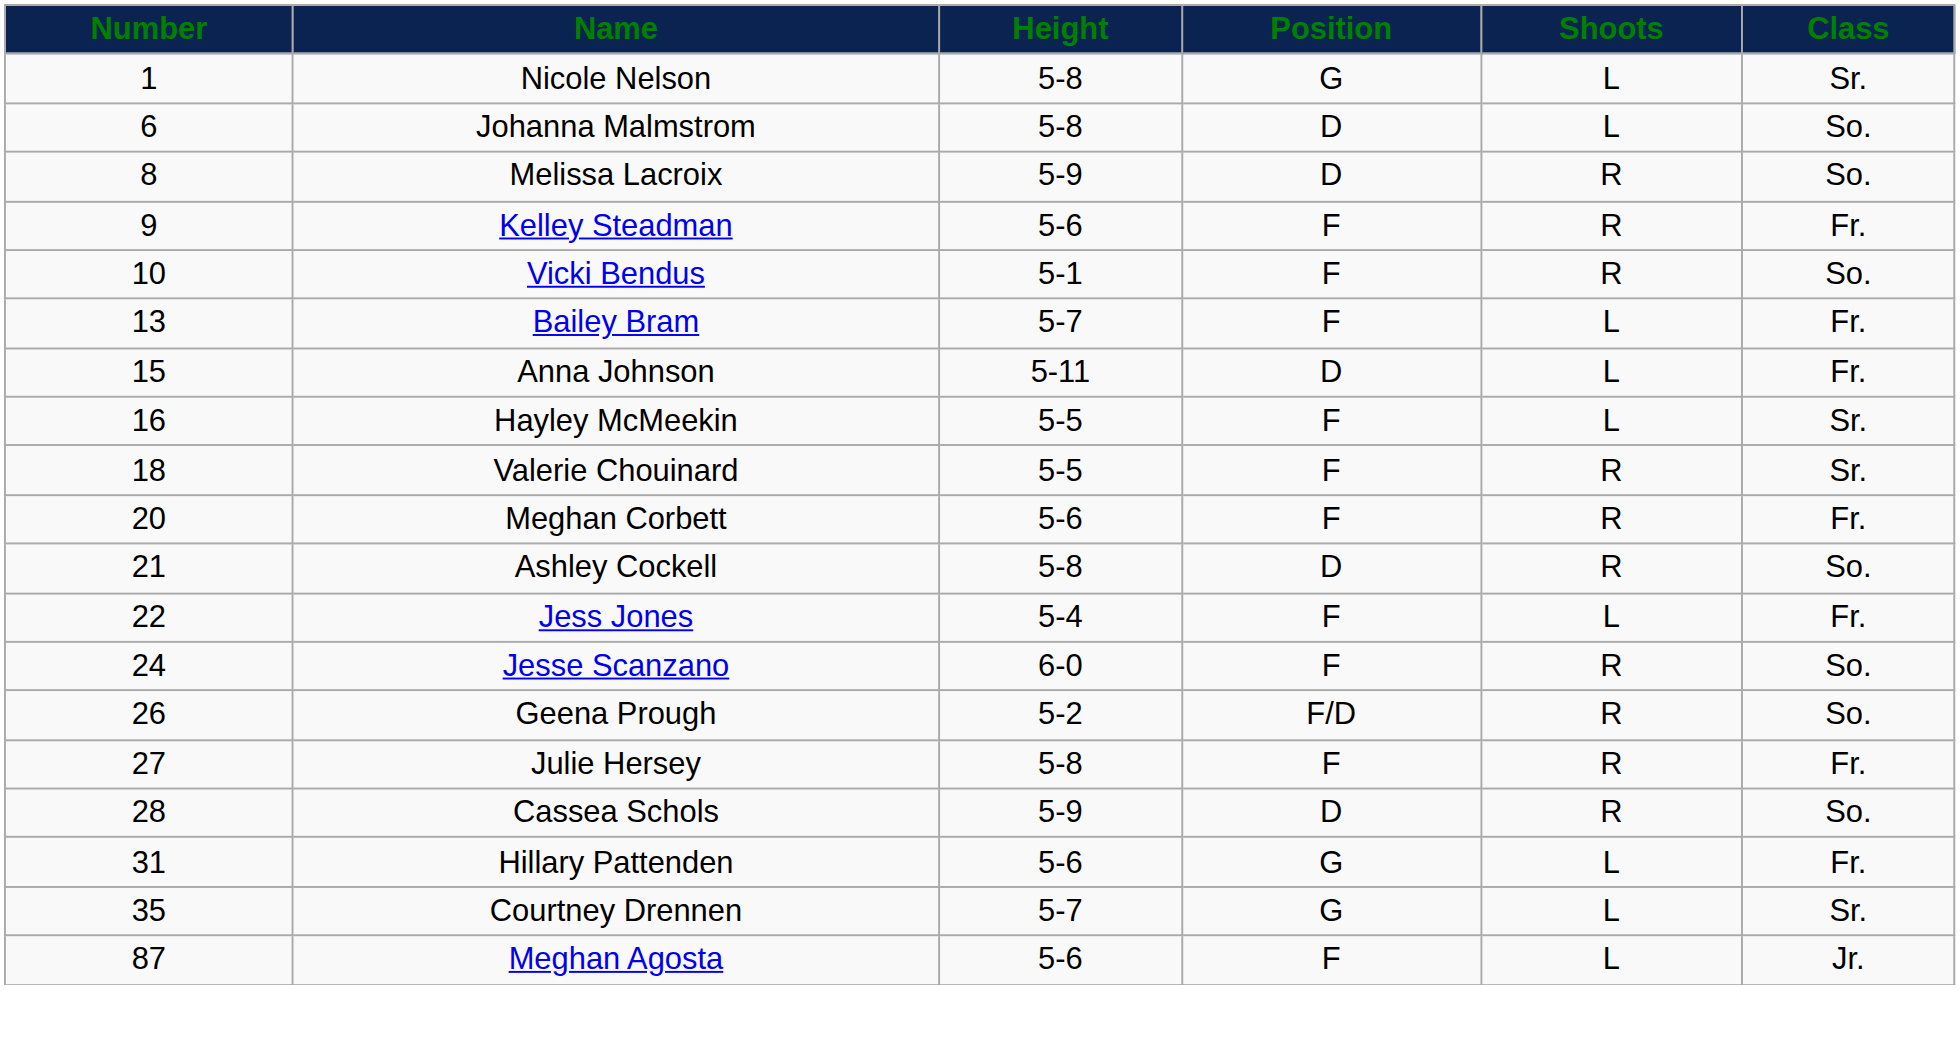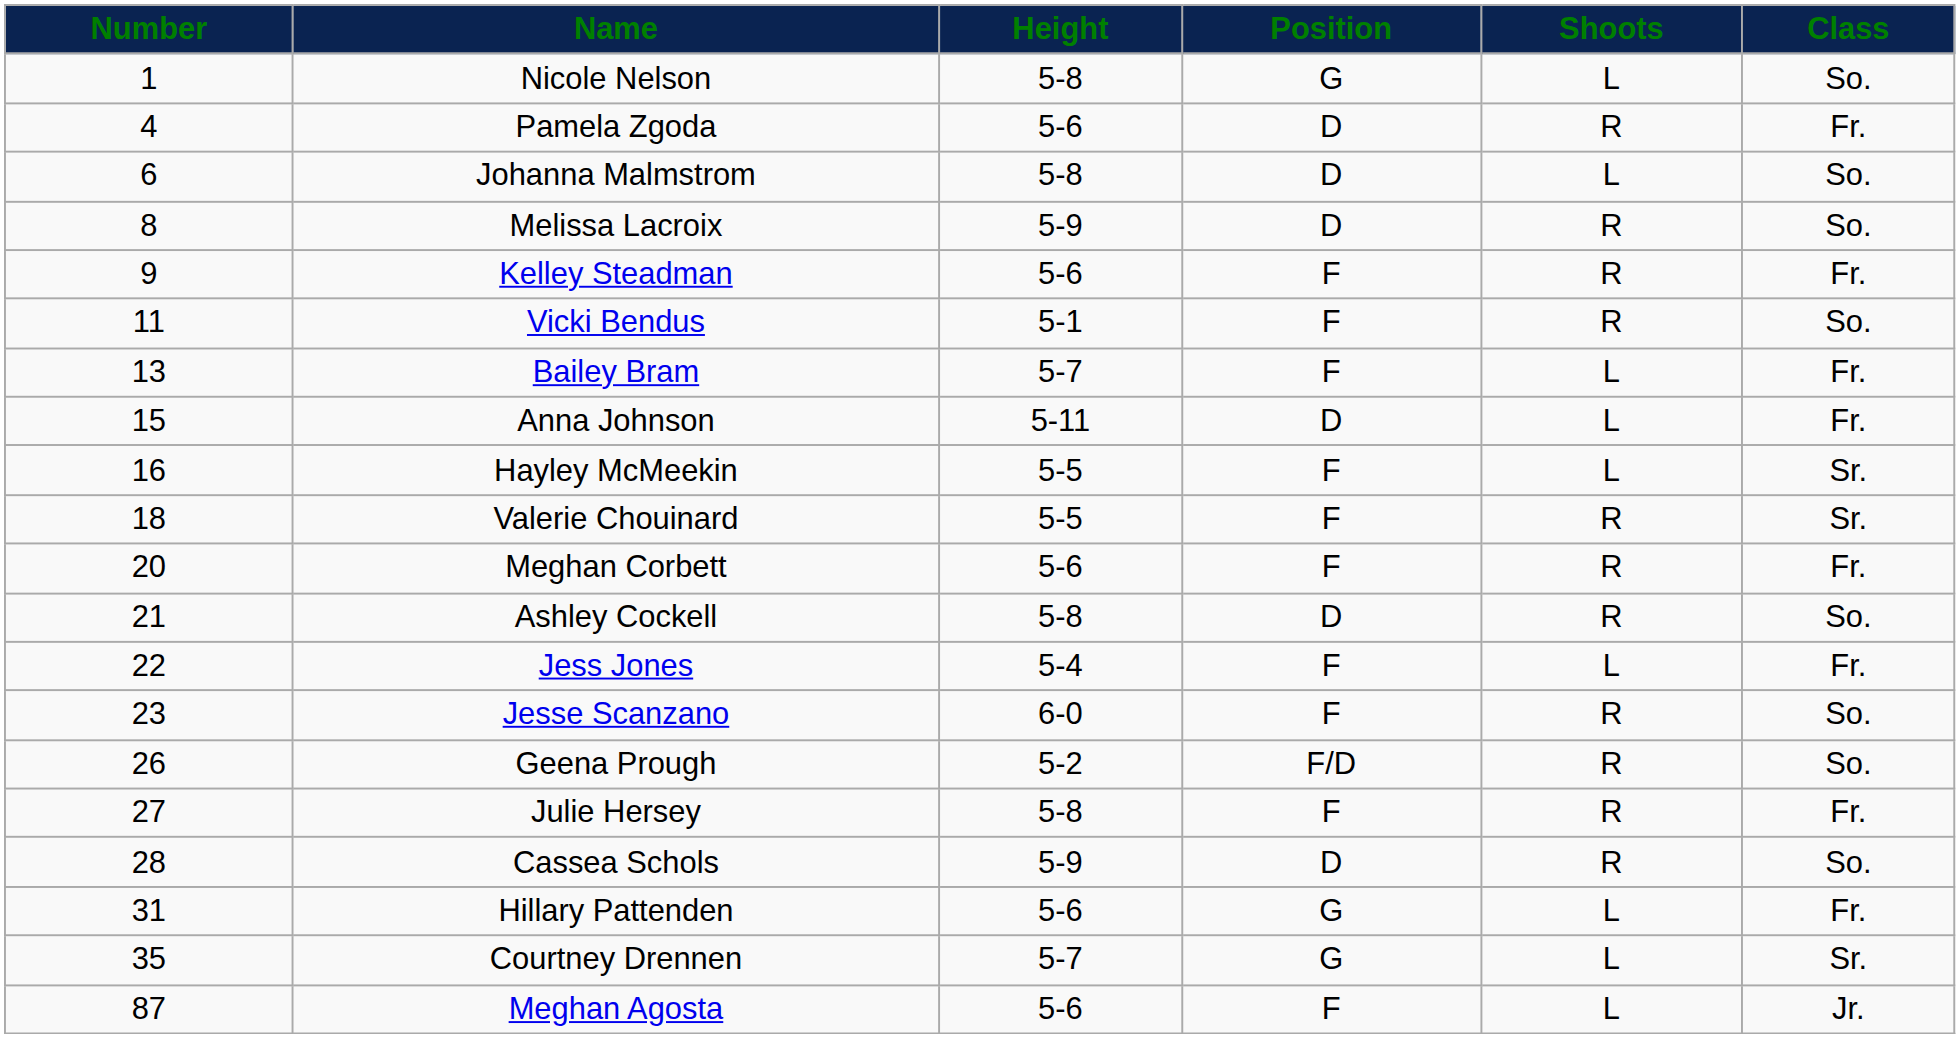(1848, 77) Sr. -> (1848, 77) So.
+ row: (616, 126)
(149, 273) 10 -> (149, 322) 11
(149, 665) 24 -> (149, 714) 23
